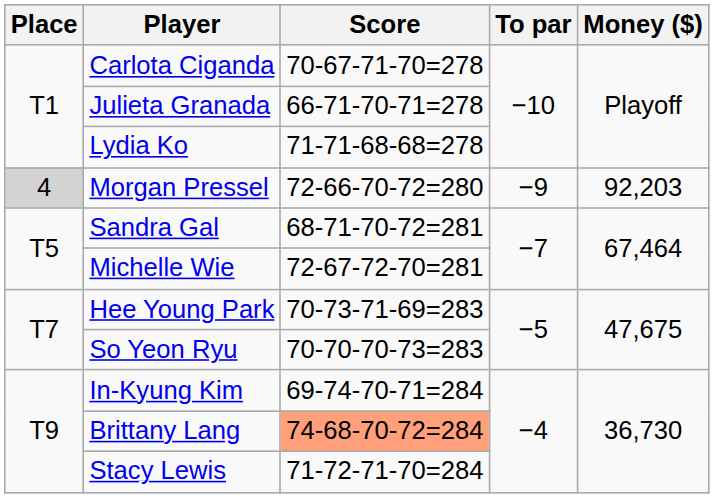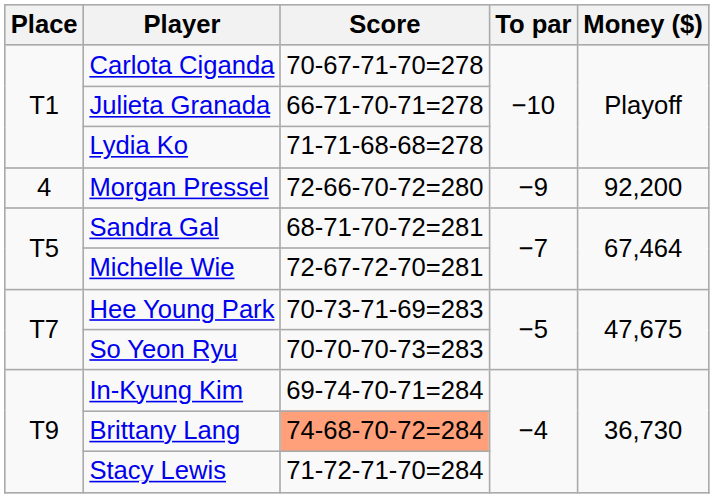(44, 187) lightgrey background -> (44, 187) no background
(643, 187) 92,203 -> (643, 187) 92,200
